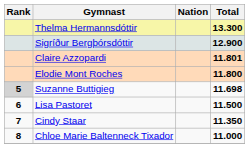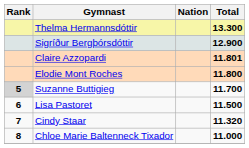(228, 89) 11.698 -> (228, 89) 11.700
(228, 120) 11.350 -> (228, 120) 11.320
